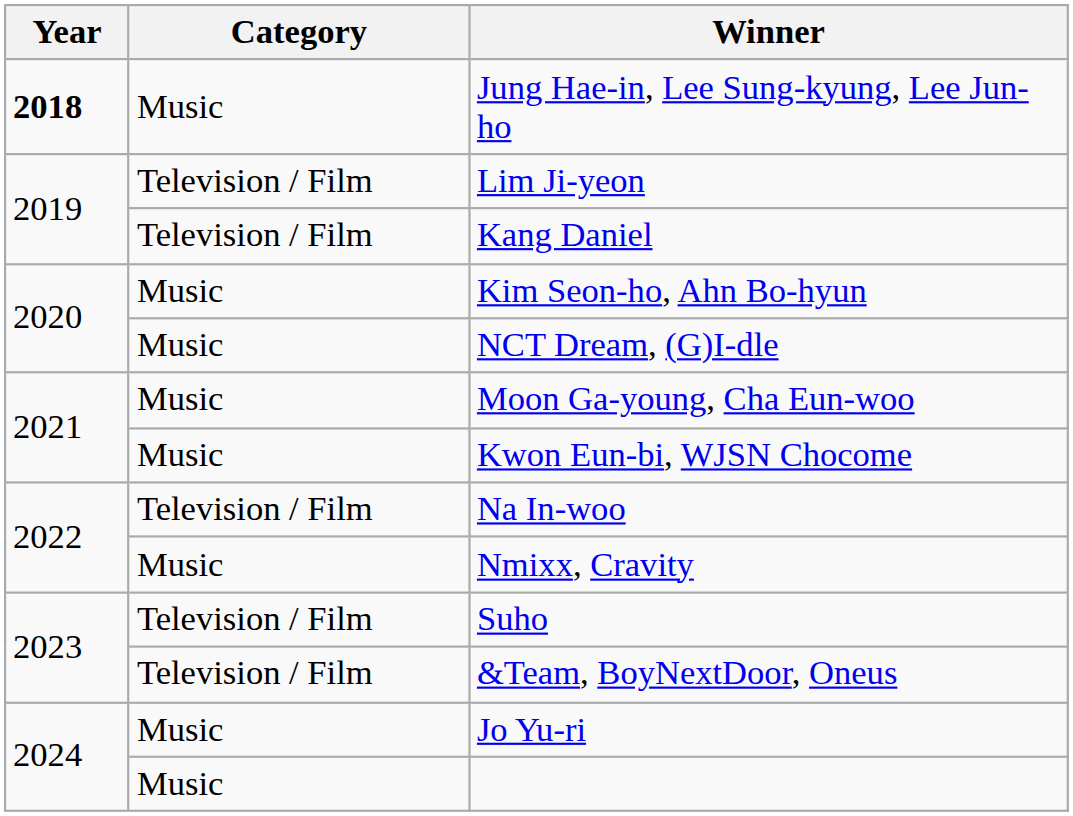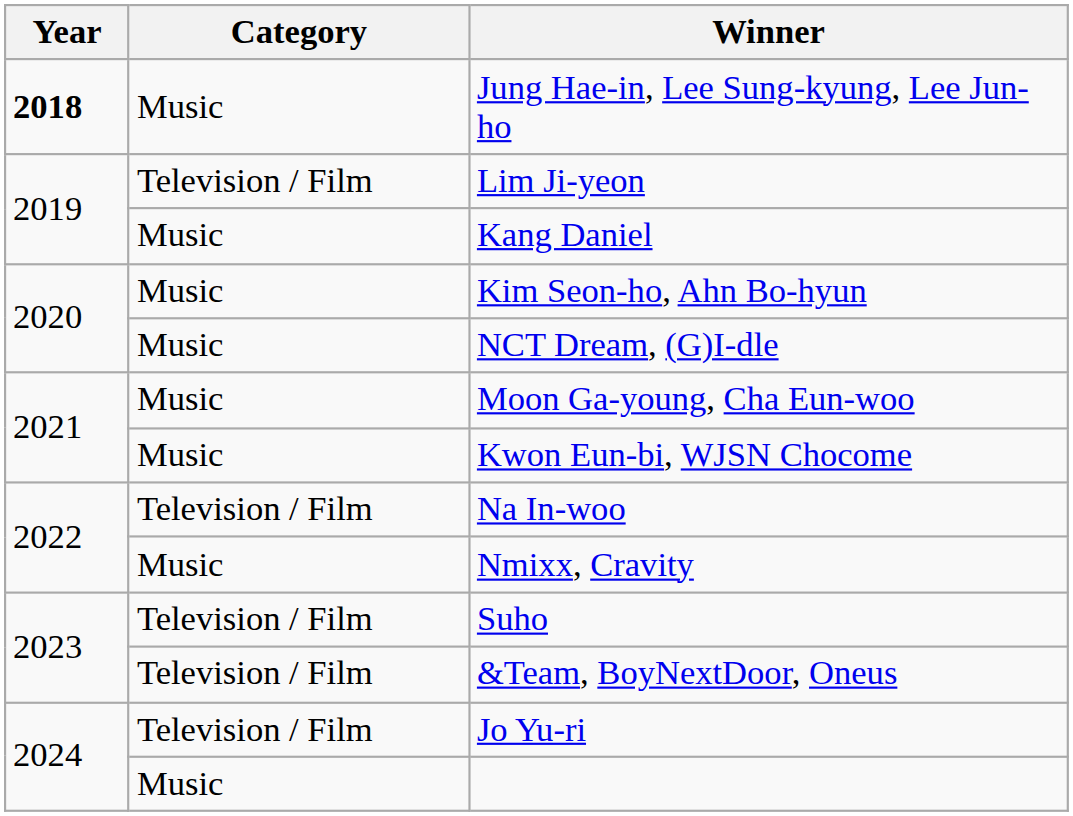(255, 235) Television / Film -> (180, 235) Music
(180, 728) Music -> (255, 728) Television / Film
